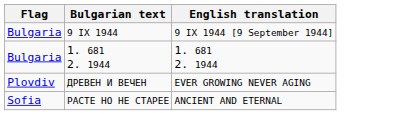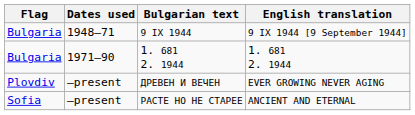+ column: (101, 14)
